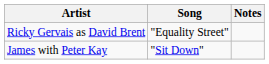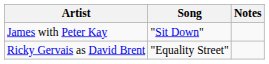rows swapped: (76, 31) <-> (57, 50)
